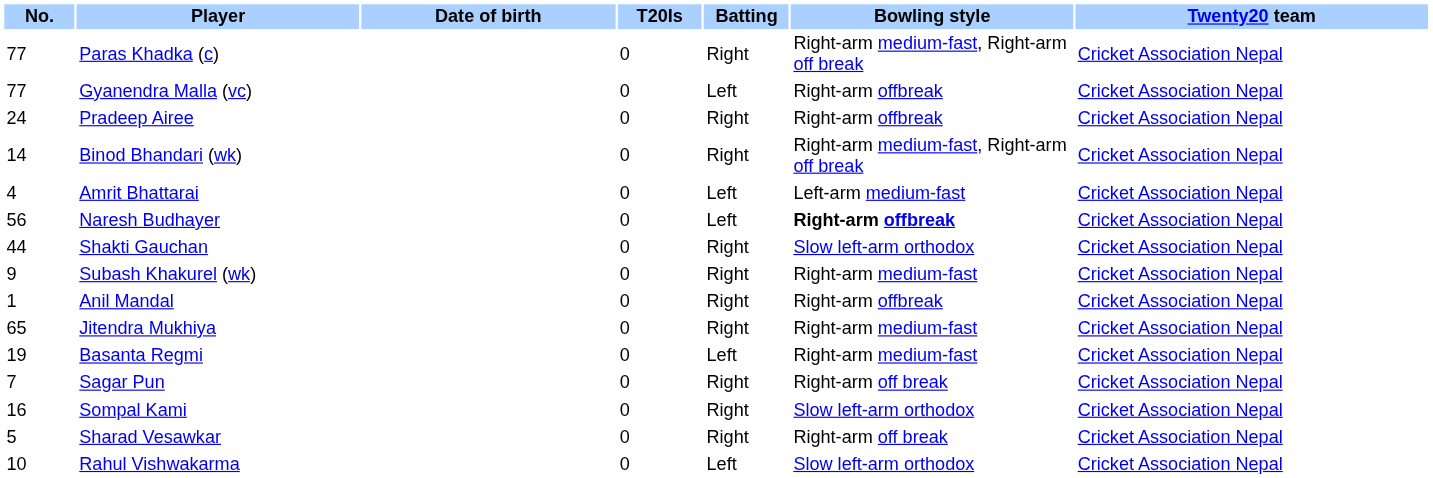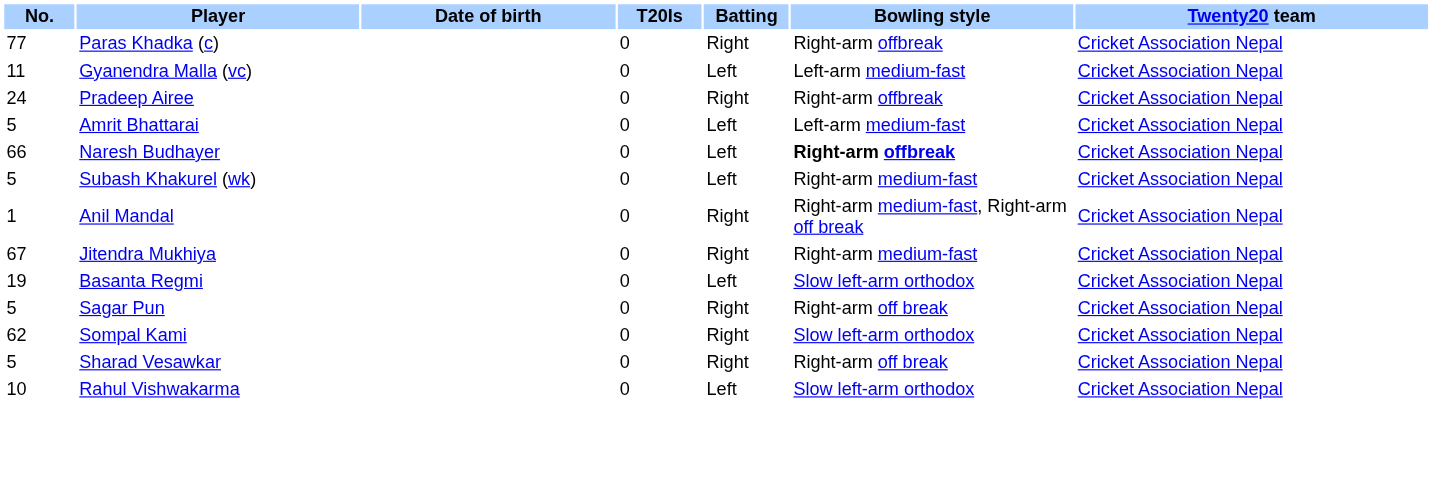(930, 53) Right-arm medium-fast, Right-arm off break -> (868, 43) Right-arm offbreak
(17, 91) 77 -> (16, 70) 11
(868, 91) Right-arm offbreak -> (879, 70) Left-arm medium-fast
- row: (161, 155)
(12, 192) 4 -> (12, 125) 5
(17, 220) 56 -> (17, 152) 66
- row: (144, 247)
(12, 274) 9 -> (12, 179) 5
(728, 274) Right -> (722, 179) Left
(868, 301) Right-arm offbreak -> (930, 216) Right-arm medium-fast, Right-arm off break
(17, 328) 65 -> (17, 253) 67
(885, 355) Right-arm medium-fast -> (884, 281) Slow left-arm orthodox
(12, 382) 7 -> (12, 308) 5
(17, 409) 16 -> (17, 335) 62
